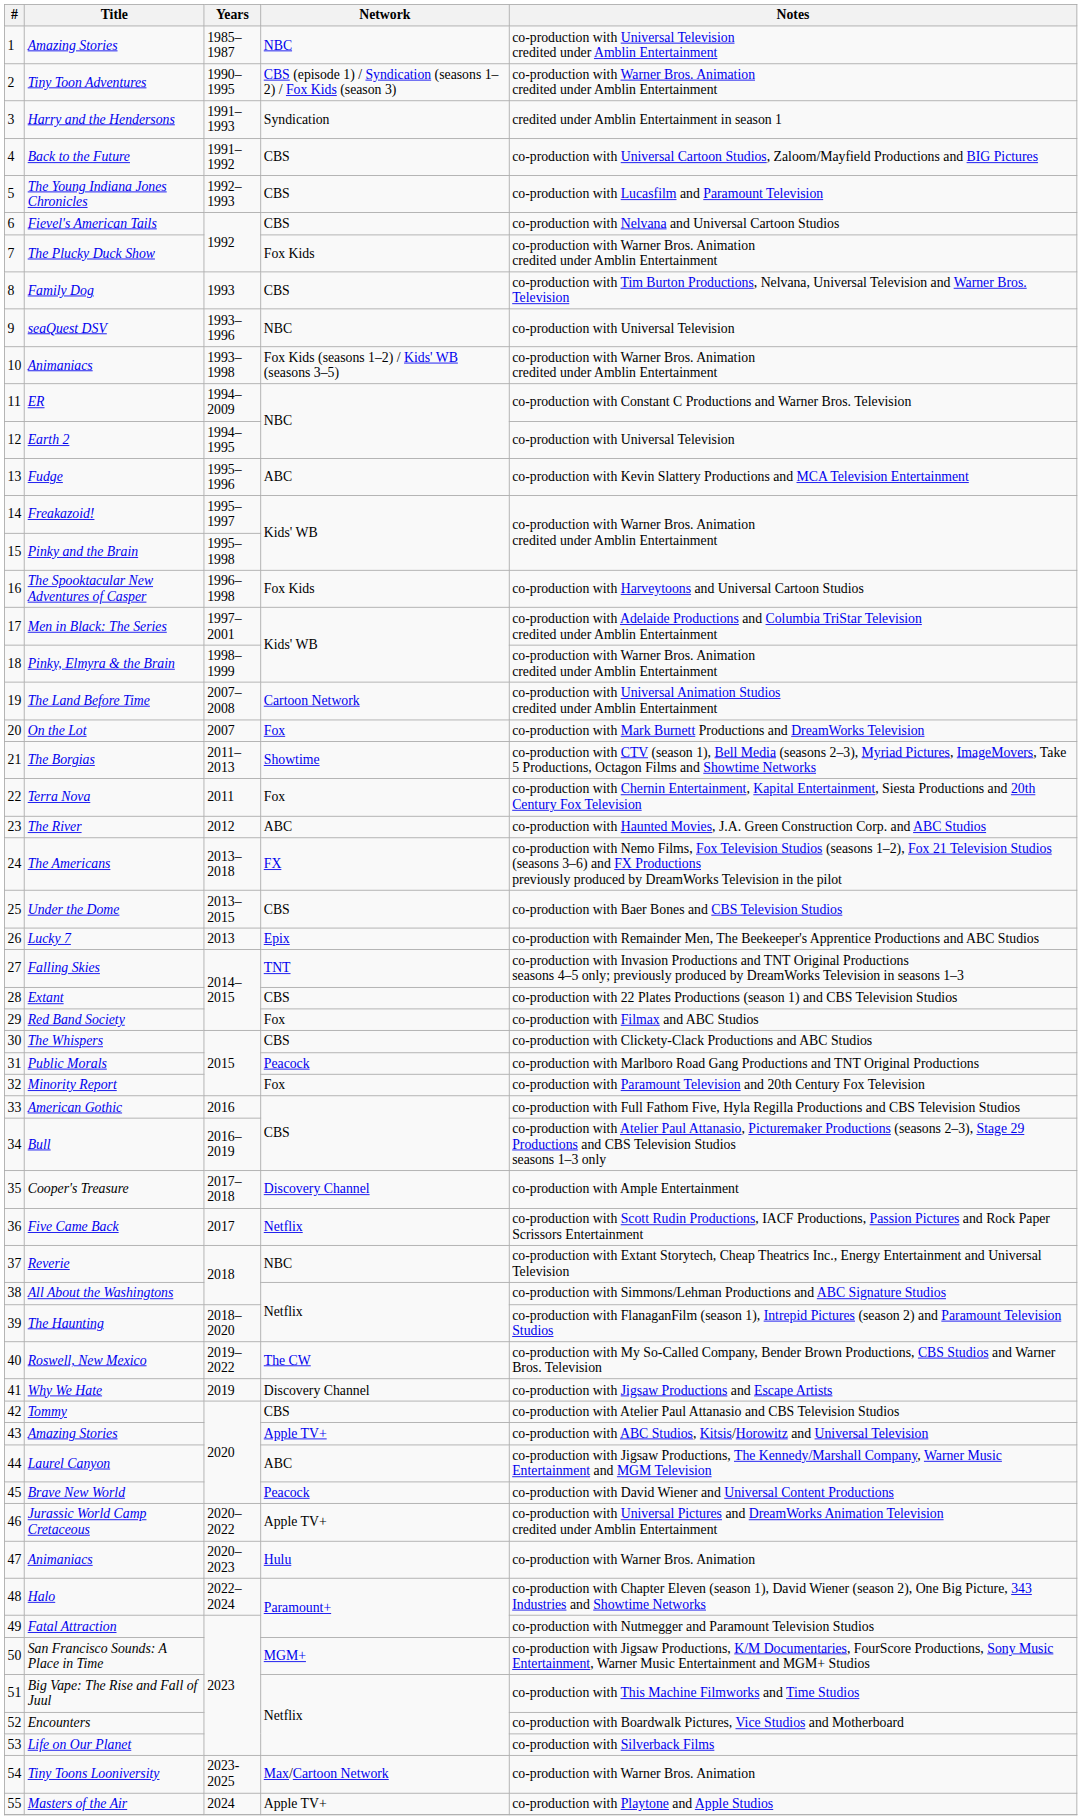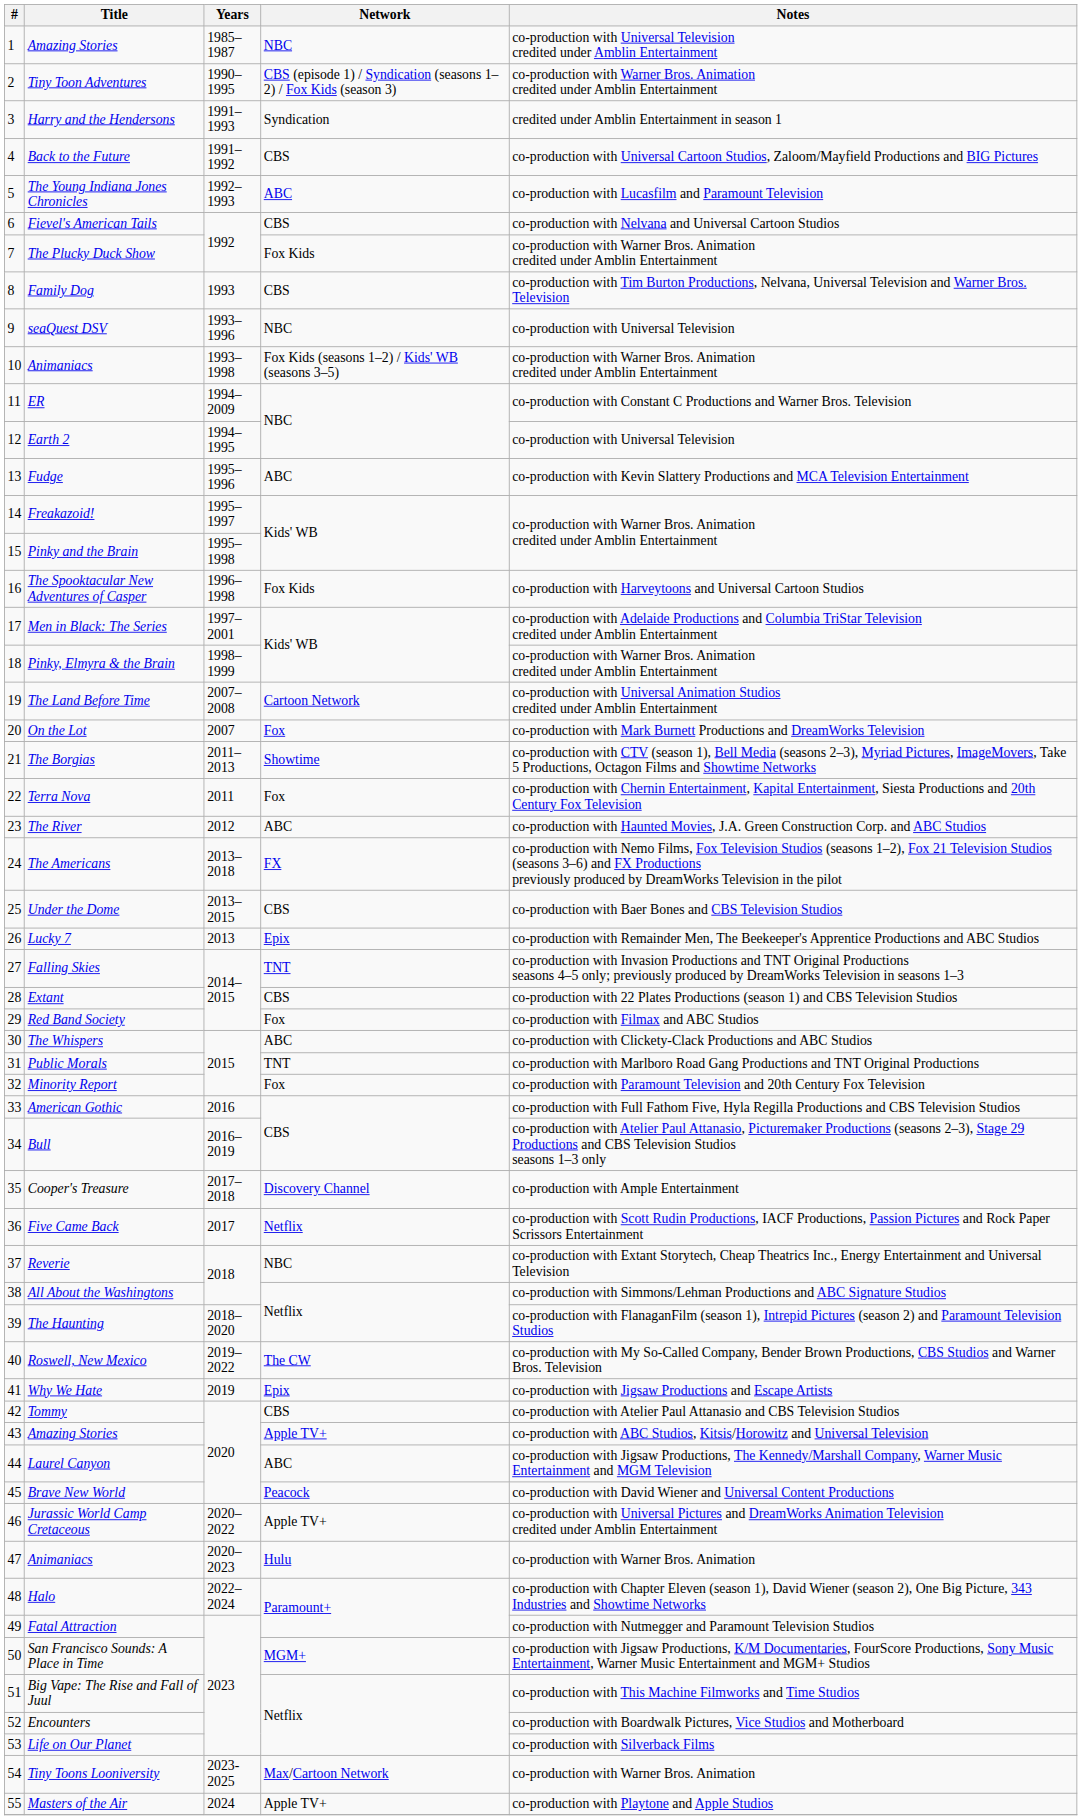(277, 194) CBS -> (278, 194) ABC
(277, 1041) CBS -> (278, 1041) ABC
(287, 1063) Peacock -> (277, 1063) TNT
(317, 1390) Discovery Channel -> (277, 1390) Epix
